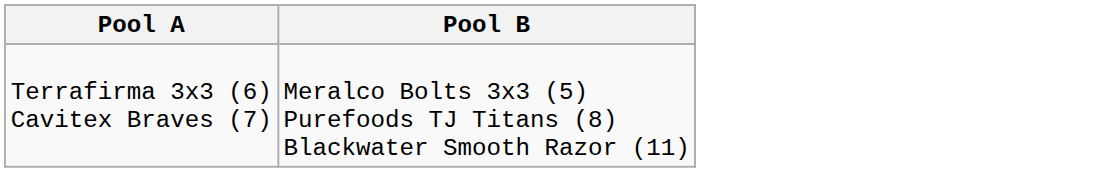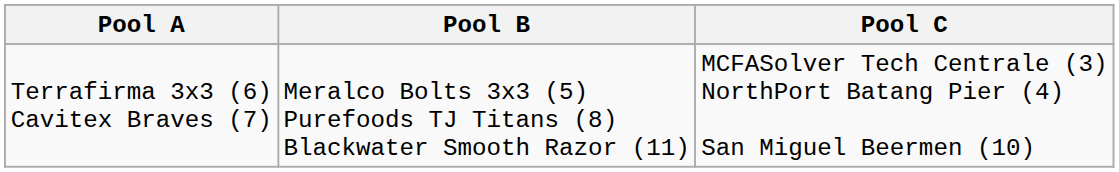+ column: (904, 25)
